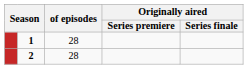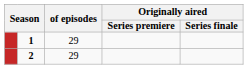(73, 40) 28 -> (73, 40) 29
(73, 56) 28 -> (73, 56) 29
